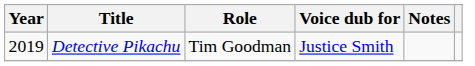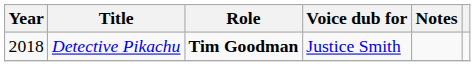(26, 46) 2019 -> (26, 46) 2018
(240, 46) normal -> (243, 46) bold
